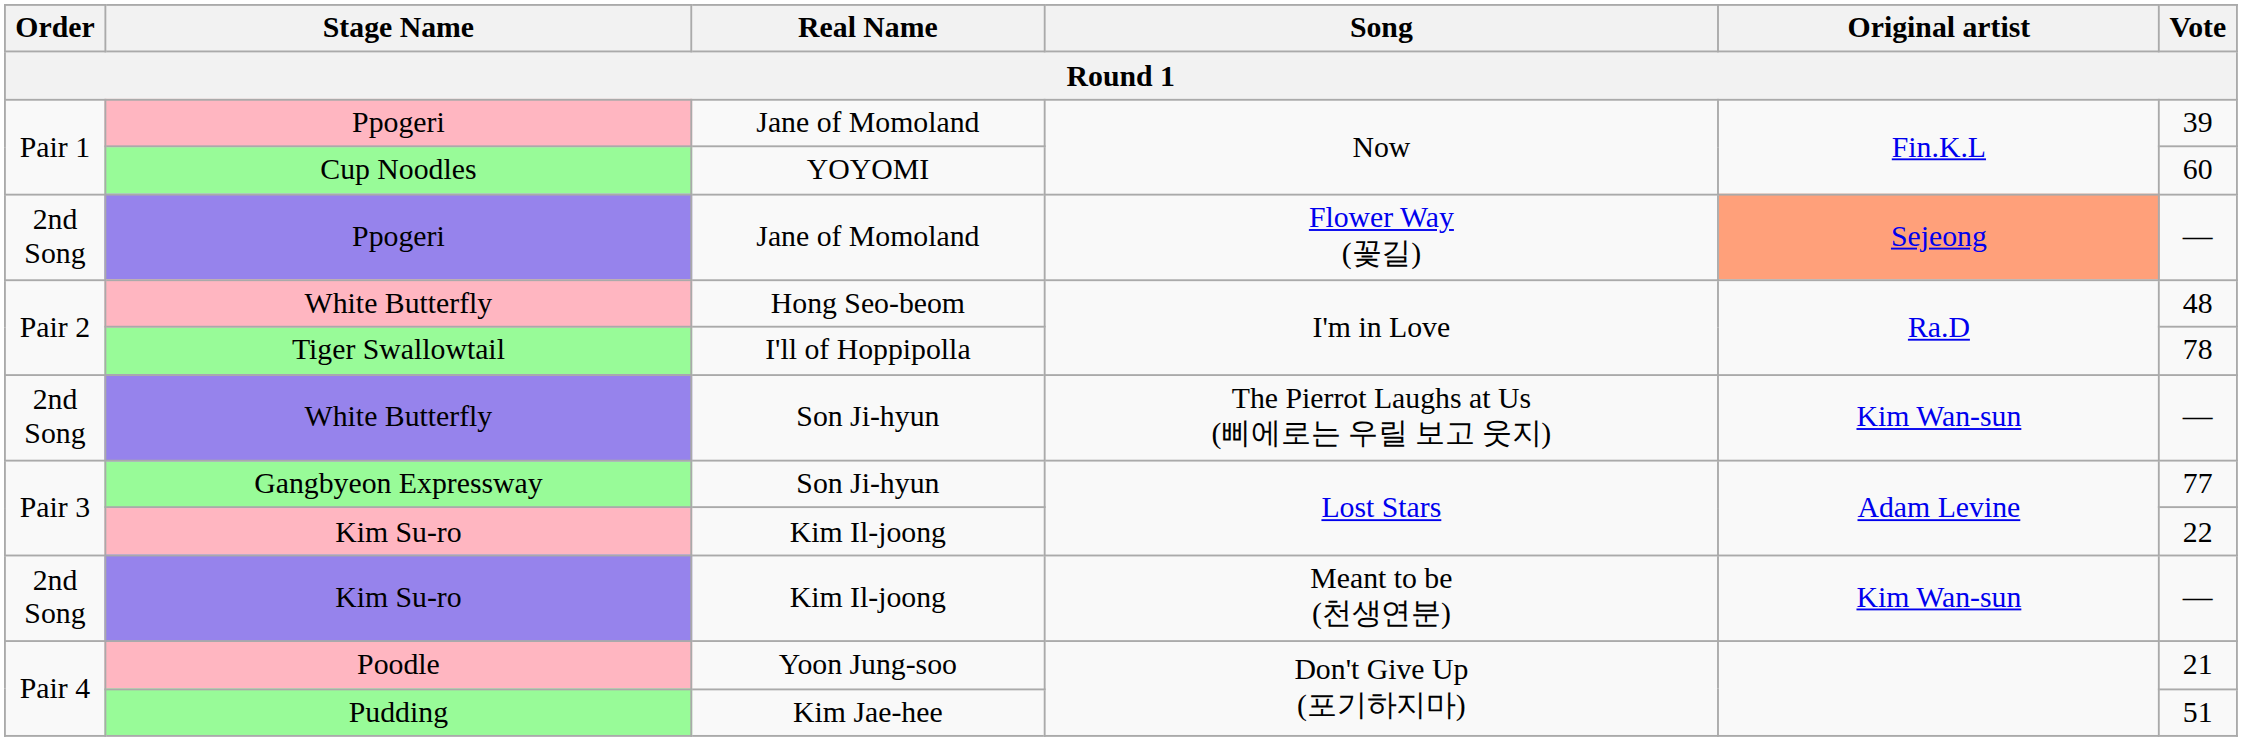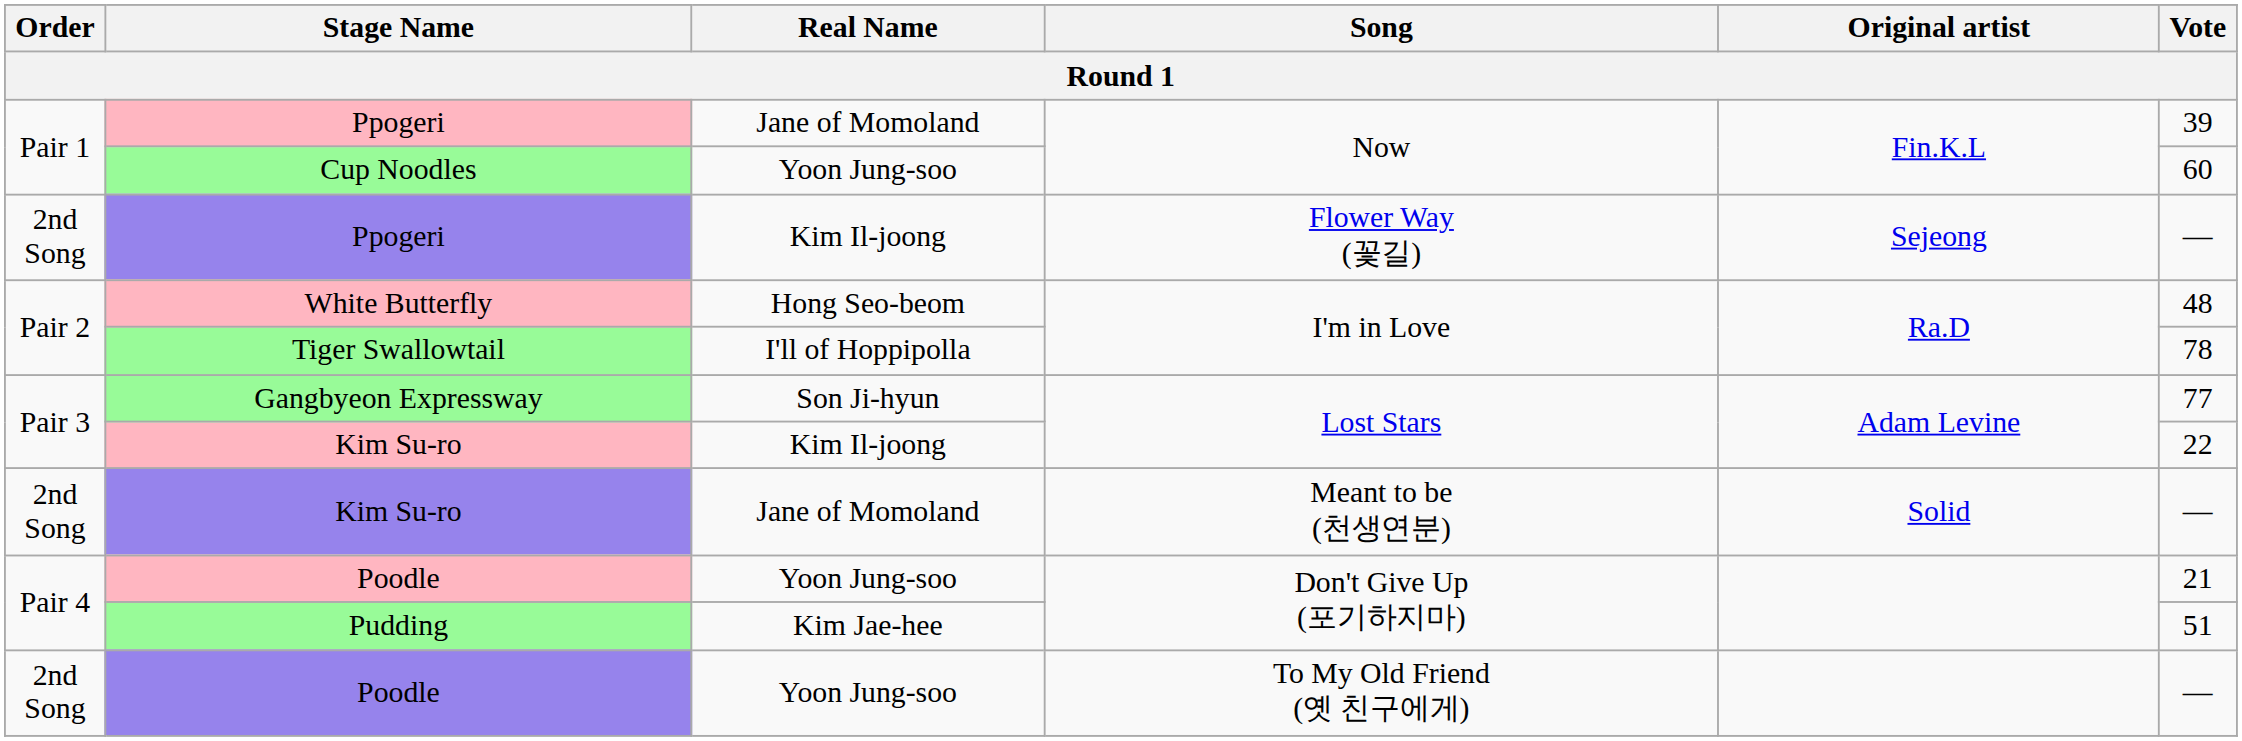(868, 169) YOYOMI -> (868, 169) Yoon Jung-soo
(868, 236) Jane of Momoland -> (868, 236) Kim Il-joong
(1939, 236) lightsalmon background -> (1939, 236) no background
- row: (398, 417)
(868, 597) Kim Il-joong -> (868, 511) Jane of Momoland
(1939, 597) Kim Wan-sun -> (1939, 511) Solid
+ row: (398, 692)
